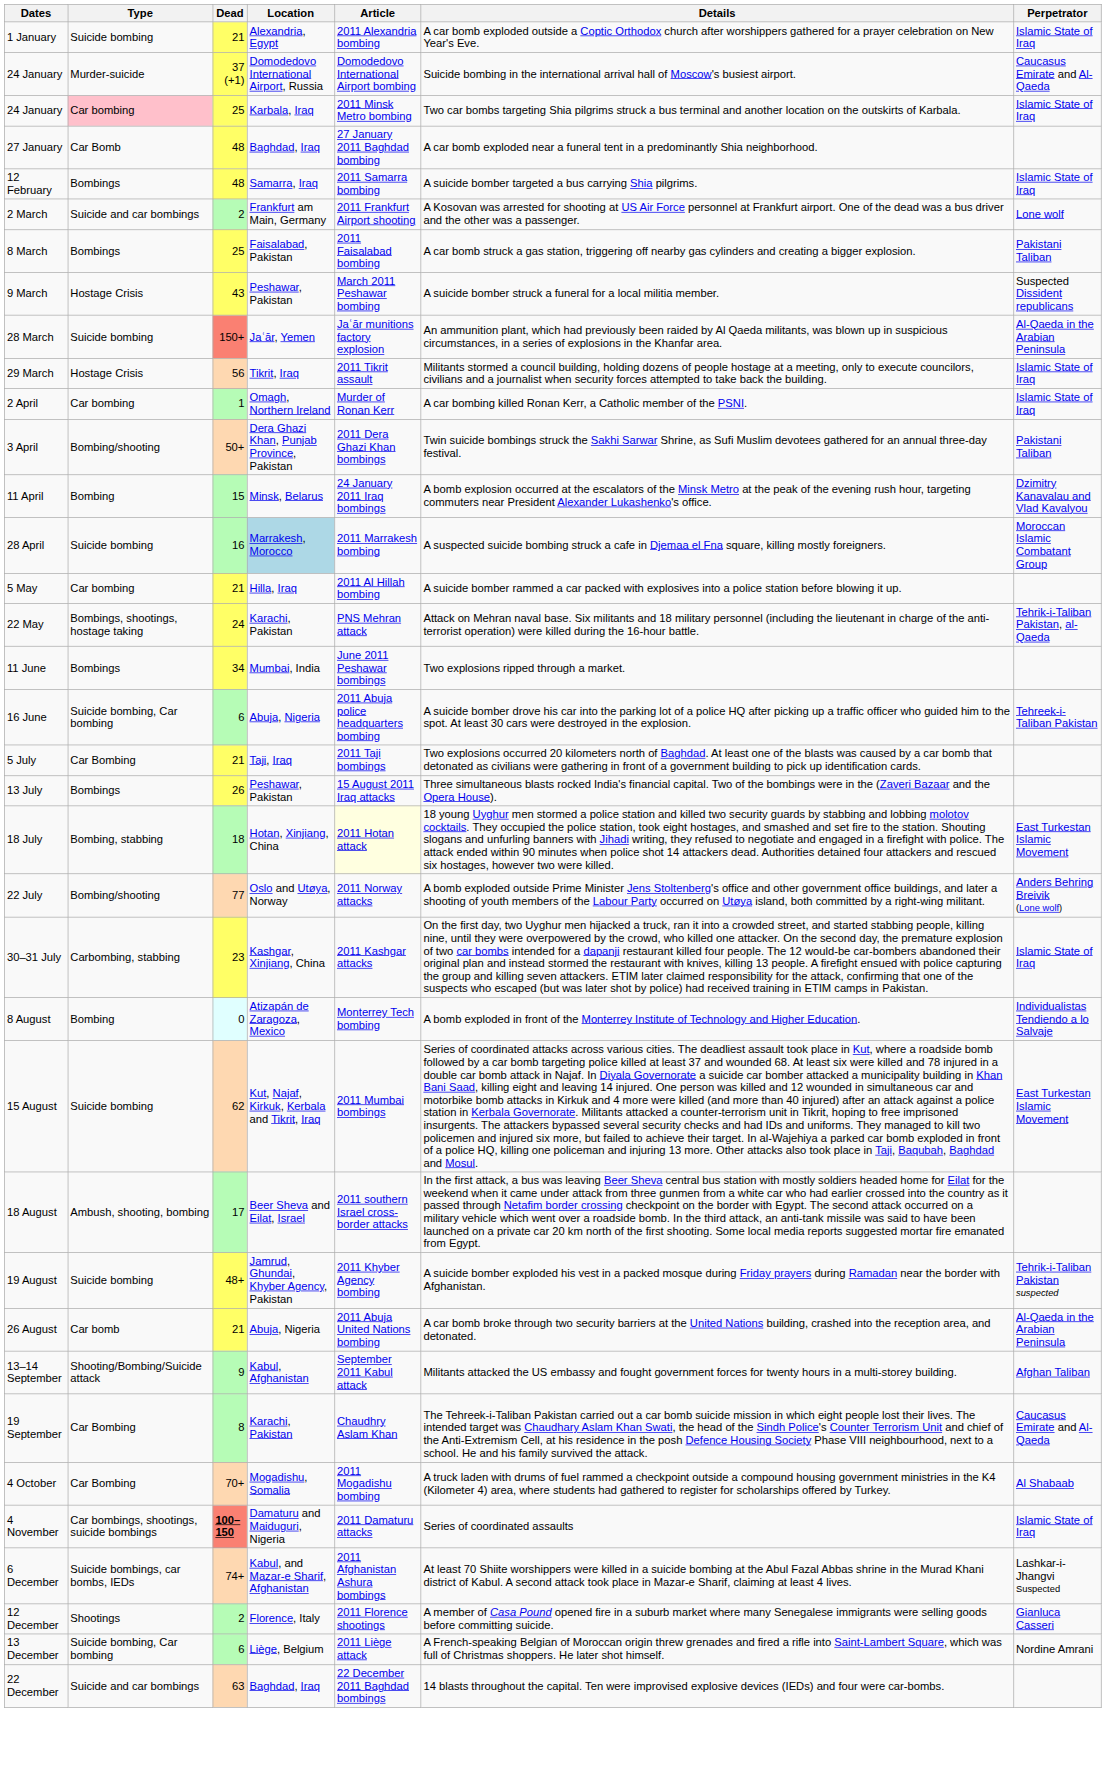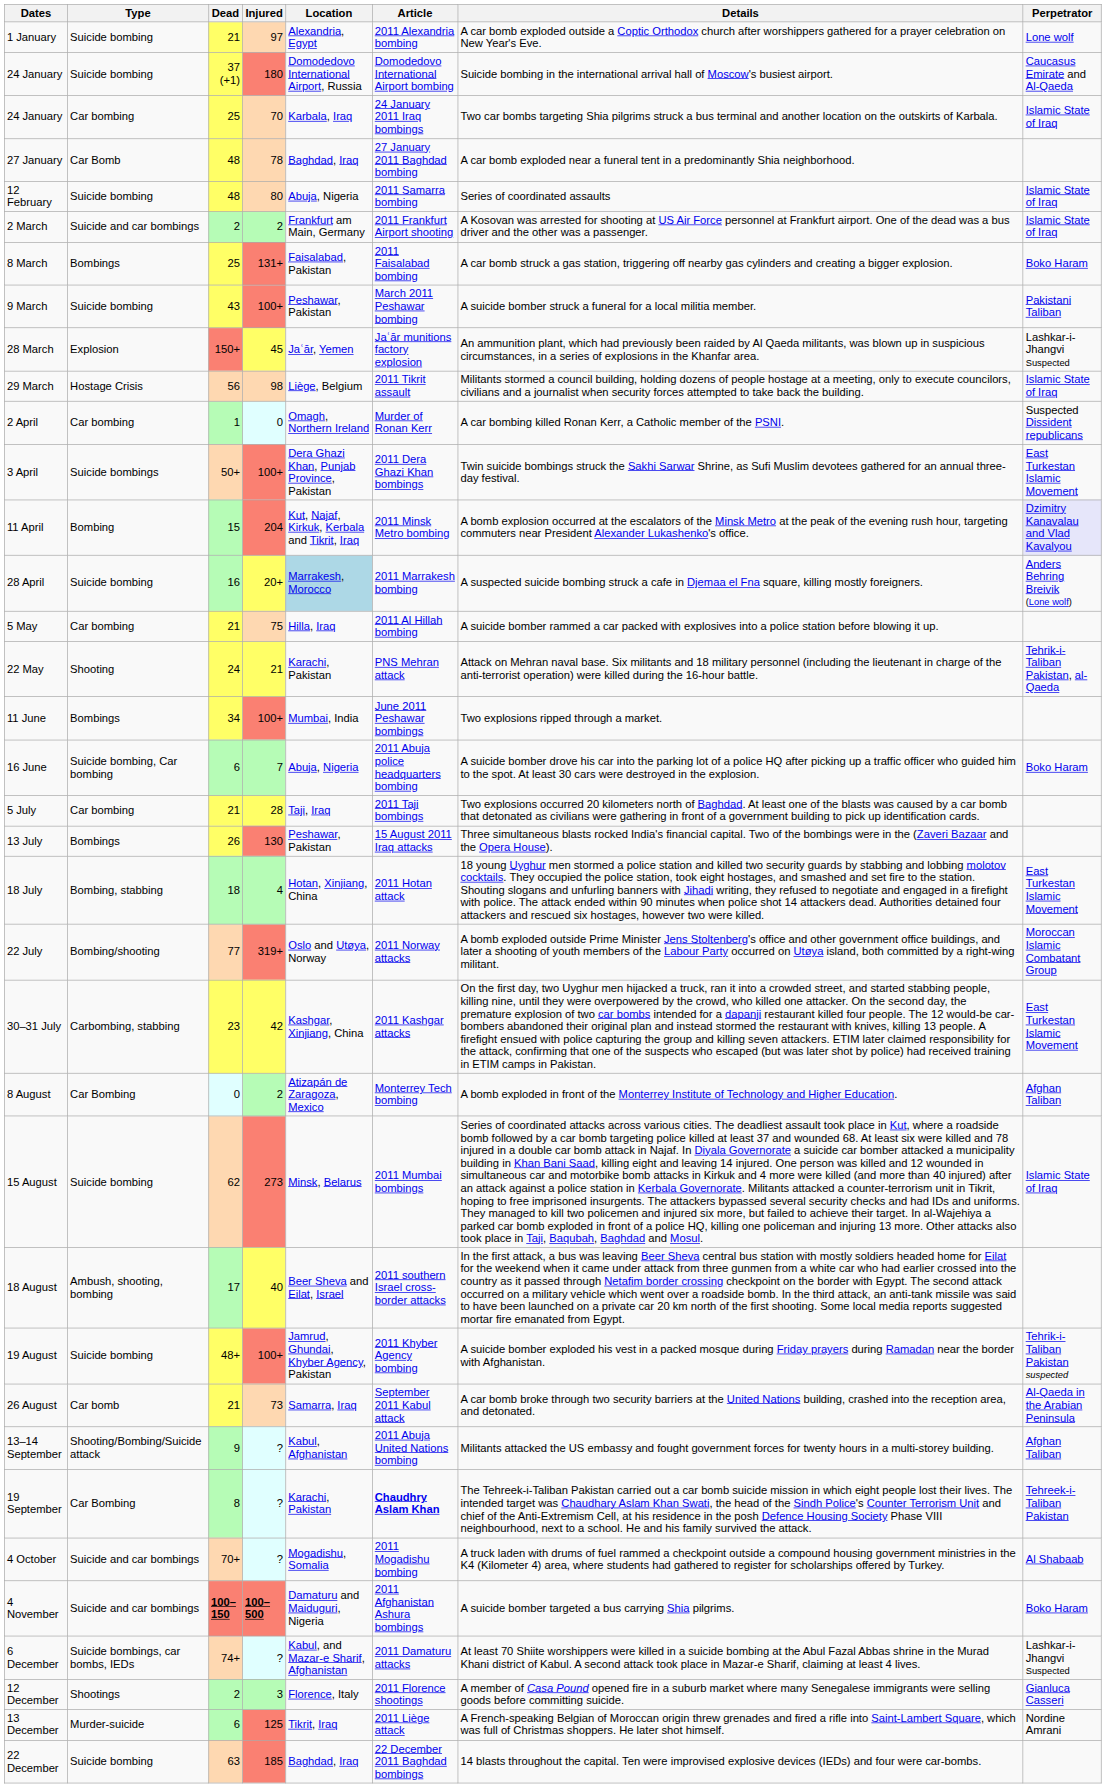+ column: (264, 13)
(1054, 37) Islamic State of Iraq -> (1050, 37) Lone wolf
(107, 74) Murder-suicide -> (112, 74) Suicide bombing
(102, 110) pink background -> (102, 117) no background
(374, 110) 2011 Minsk Metro bombing -> (402, 117) 24 January 2011 Iraq bombings
(95, 184) Bombings -> (112, 196) Suicide bombing
(284, 184) Samarra, Iraq -> (323, 196) Abuja, Nigeria
(560, 184) A suicide bomber targeted a bus carrying Shia pilgrims. -> (535, 196) Series of coordinated assaults
(1040, 214) Lone wolf -> (1058, 227) Islamic State of Iraq
(1039, 251) Pakistani Taliban -> (1057, 263) Boko Haram
(107, 294) Hostage Crisis -> (112, 306) Suicide bombing
(1045, 294) Suspected Dissident republicans -> (1048, 306) Pakistani Taliban
(112, 337) Suicide bombing -> (94, 349) Explosion
(1055, 337) Al-Qaeda in the Arabian Peninsula -> (1051, 349) Lashkar-i-Jhangvi Suspected
(274, 373) Tikrit, Iraq -> (325, 386) Liège, Belgium
(1054, 404) Islamic State of Iraq -> (1054, 422) Suspected Dissident republicans
(115, 447) Bombing/shooting -> (114, 472) Suicide bombings
(1039, 447) Pakistani Taliban -> (1052, 472) East Turkestan Islamic Movement
(286, 496) Minsk, Belarus -> (326, 527) Kut, Najaf, Kirkuk, Kerbala and Tikrit, Iraq
(365, 496) 24 January 2011 Iraq bombings -> (412, 527) 2011 Minsk Metro bombing
(1053, 496) no background -> (1052, 527) lavender background
(1043, 545) Moroccan Islamic Combatant Group -> (1049, 583) Anders Behring Breivik (Lone wolf)
(124, 625) Bombings, shootings, hostage taking -> (92, 669) Shooting
(1057, 717) Tehreek-i-Taliban Pakistan -> (1057, 767) Boko Haram
(103, 760) Car Bombing -> (102, 810) Car bombing
(366, 839) lightyellow background -> (403, 890) no background
(1055, 895) Anders Behring Breivik (Lone wolf) -> (1053, 952) Moroccan Islamic Combatant Group
(1054, 957) Islamic State of Iraq -> (1052, 1026) East Turkestan Islamic Movement
(92, 1019) Bombing -> (103, 1094) Car Bombing
(1052, 1019) Individualistas Tendiendo a lo Salvaje -> (1043, 1094) Afghan Taliban
(288, 1106) Kut, Najaf, Kirkuk, Kerbala and Tikrit, Iraq -> (325, 1181) Minsk, Belarus
(1053, 1106) East Turkestan Islamic Movement -> (1058, 1181) Islamic State of Iraq
(285, 1329) Abuja, Nigeria -> (322, 1405) Samarra, Iraq
(374, 1329) 2011 Abuja United Nations bombing -> (403, 1405) September 2011 Kabul attack
(365, 1372) September 2011 Kabul attack -> (412, 1448) 2011 Abuja United Nations bombing
(367, 1428) normal -> (407, 1503) bold
(1054, 1428) Caucasus Emirate and Al-Qaeda -> (1051, 1503) Tehreek-i-Taliban Pakistan
(103, 1483) Car Bombing -> (135, 1559) Suicide and car bombings
(134, 1526) Car bombings, shootings, suicide bombings -> (135, 1608) Suicide and car bombings
(375, 1526) 2011 Damaturu attacks -> (404, 1608) 2011 Afghanistan Ashura bombings
(498, 1526) Series of coordinated assaults -> (597, 1608) A suicide bomber targeted a bus carrying Shia pilgrims.
(1054, 1526) Islamic State of Iraq -> (1057, 1608) Boko Haram
(367, 1576) 2011 Afghanistan Ashura bombings -> (413, 1657) 2011 Damaturu attacks
(124, 1649) Suicide bombing, Car bombing -> (107, 1724) Murder-suicide
(287, 1649) Liège, Belgium -> (313, 1724) Tikrit, Iraq
(135, 1686) Suicide and car bombings -> (112, 1761) Suicide bombing
